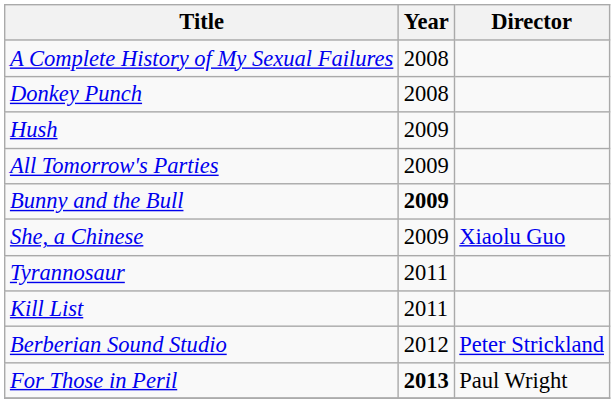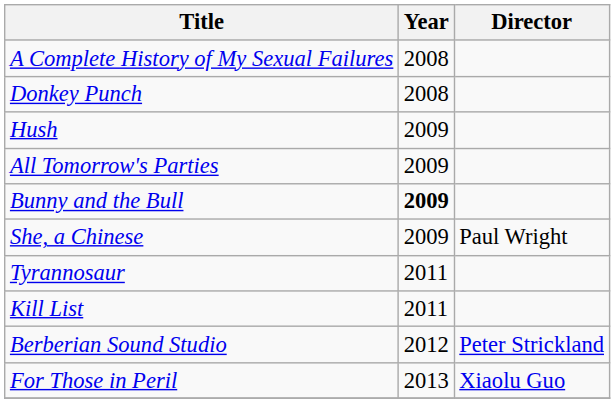(512, 237) Xiaolu Guo -> (513, 237) Paul Wright
(426, 380) bold -> (426, 380) normal
(513, 380) Paul Wright -> (512, 380) Xiaolu Guo
